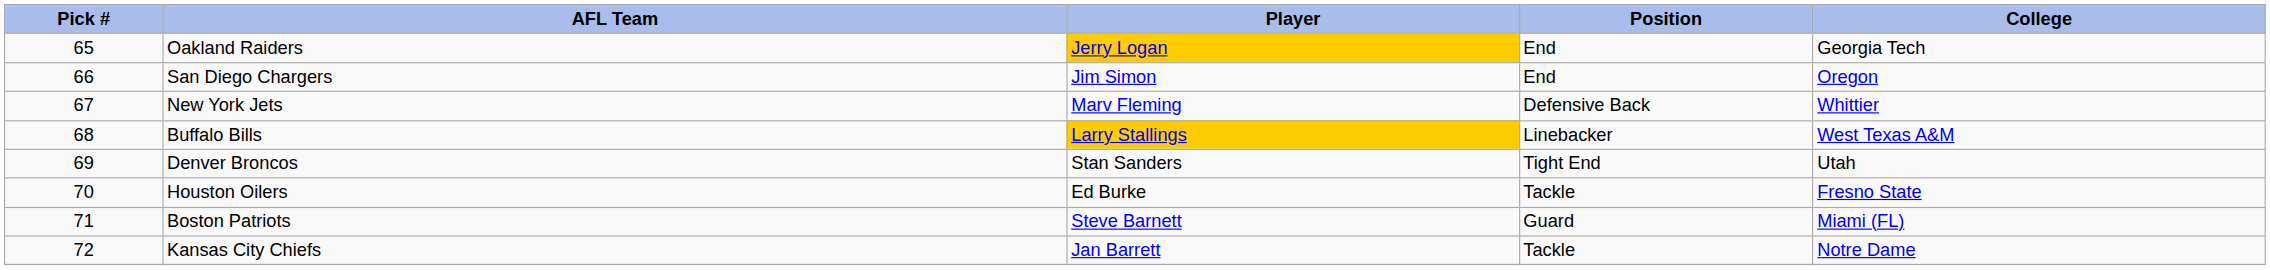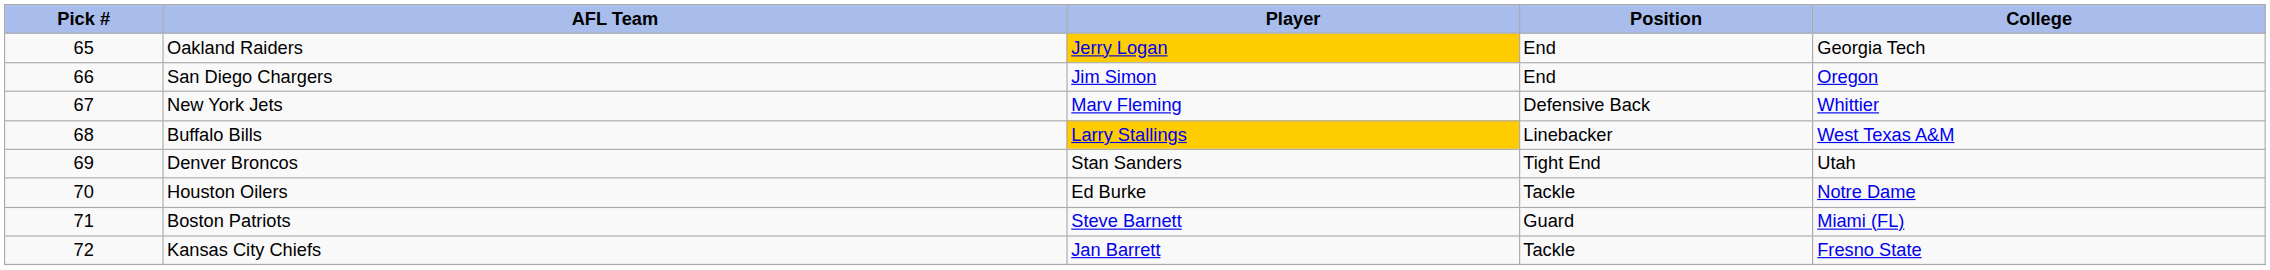(1869, 192) Fresno State -> (1866, 192) Notre Dame
(1866, 250) Notre Dame -> (1869, 250) Fresno State
